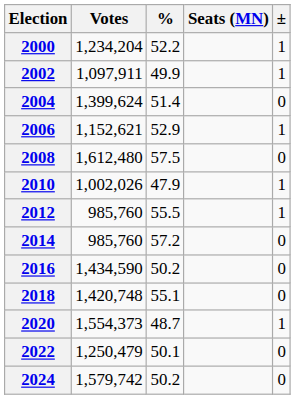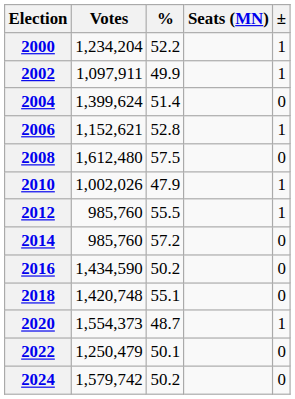(165, 129) 52.9 -> (165, 129) 52.8
